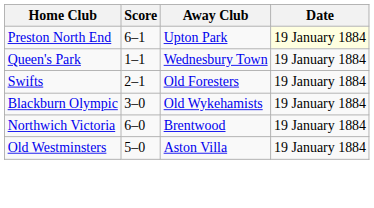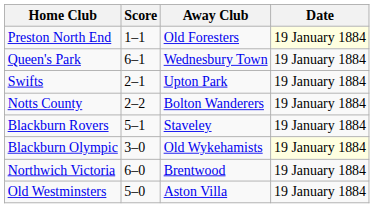(135, 37) 6–1 -> (135, 37) 1–1
(196, 37) Upton Park -> (201, 37) Old Foresters
(135, 59) 1–1 -> (135, 59) 6–1
(201, 81) Old Foresters -> (196, 81) Upton Park
+ row: (45, 103)
+ row: (58, 125)
(320, 103) no background -> (320, 147) lightyellow background
